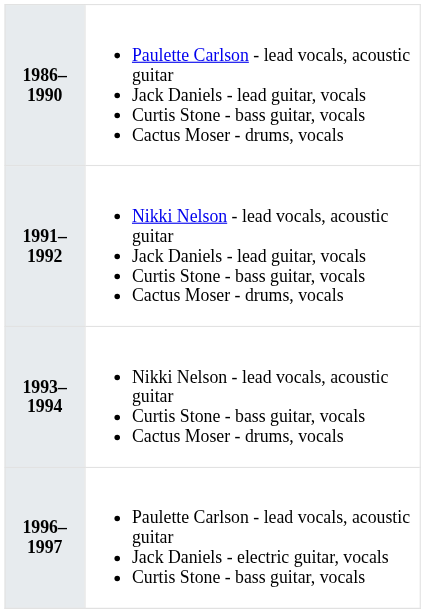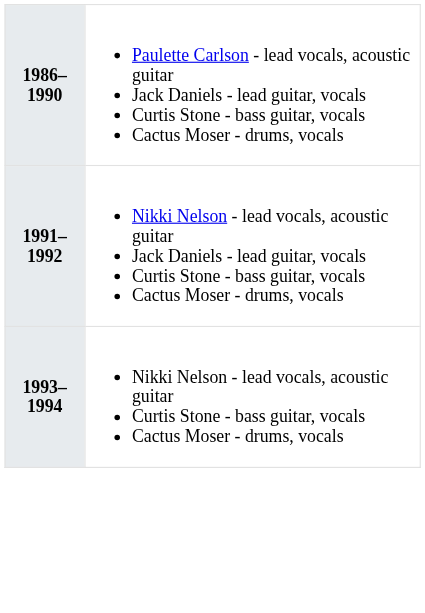- row: (45, 537)
